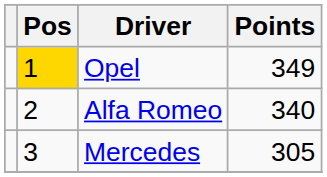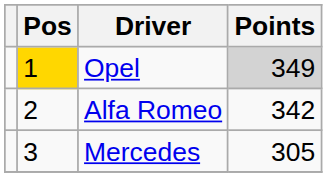(293, 68) no background -> (293, 68) lightgrey background
(293, 110) 340 -> (293, 110) 342
